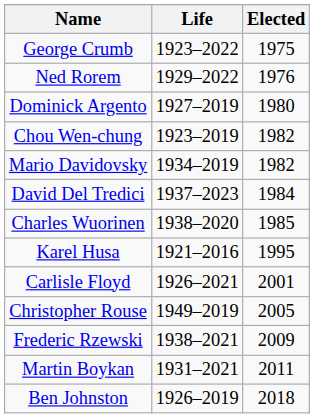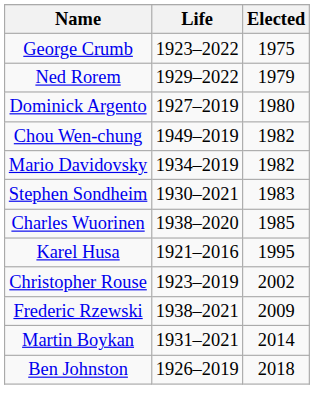(276, 77) 1976 -> (276, 77) 1979
(197, 135) 1923–2019 -> (197, 135) 1949–2019
+ row: (78, 194)
- row: (78, 194)
- row: (78, 281)
(197, 310) 1949–2019 -> (197, 281) 1923–2019
(276, 310) 2005 -> (276, 281) 2002
(276, 369) 2011 -> (276, 340) 2014
